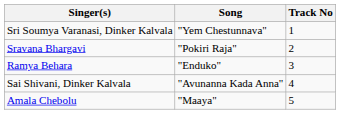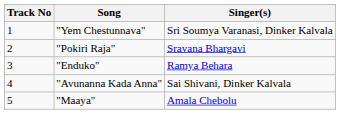columns swapped: (311, 13) <-> (90, 13)
